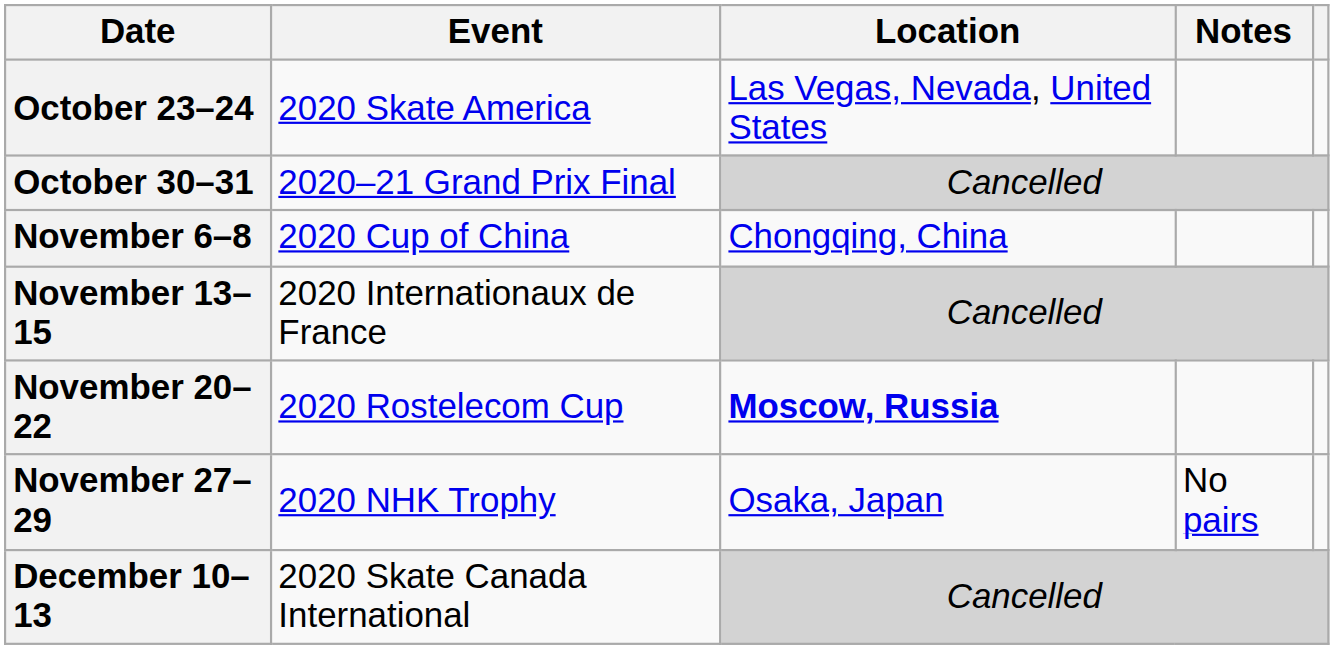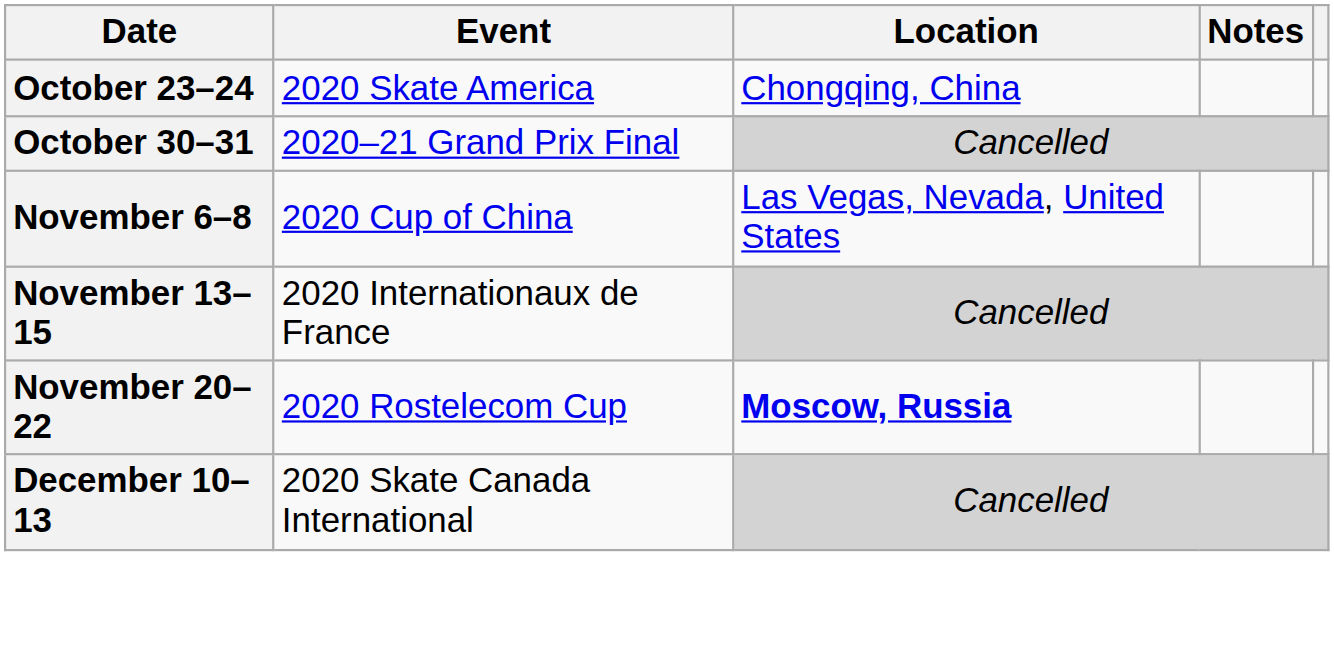(940, 107) Las Vegas, Nevada, United States -> (881, 87) Chongqing, China
(868, 237) Chongqing, China -> (953, 217) Las Vegas, Nevada, United States
- row: (132, 501)
